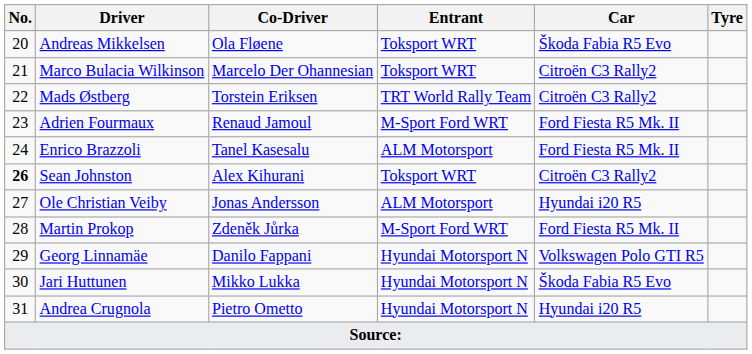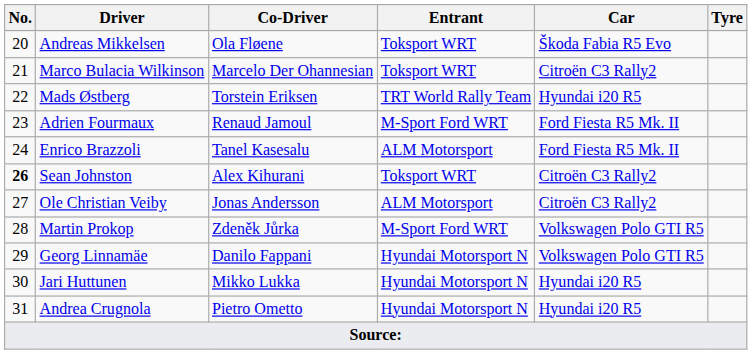(598, 96) Citroën C3 Rally2 -> (590, 96) Hyundai i20 R5
(590, 202) Hyundai i20 R5 -> (598, 202) Citroën C3 Rally2
(609, 229) Ford Fiesta R5 Mk. II -> (621, 229) Volkswagen Polo GTI R5
(605, 282) Škoda Fabia R5 Evo -> (590, 282) Hyundai i20 R5
